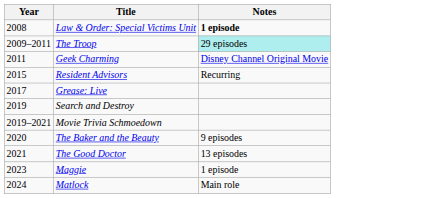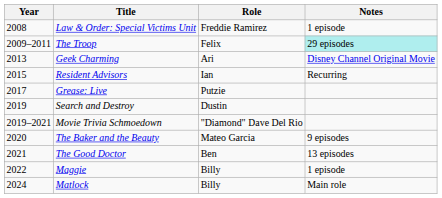+ column: (252, 12)
(220, 28) bold -> (326, 28) normal
(16, 59) 2011 -> (17, 59) 2013
(17, 169) 2023 -> (17, 169) 2022
